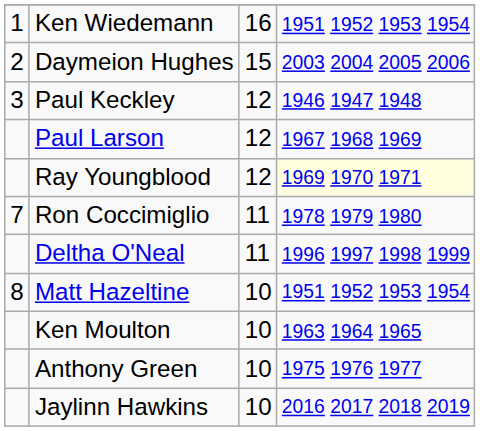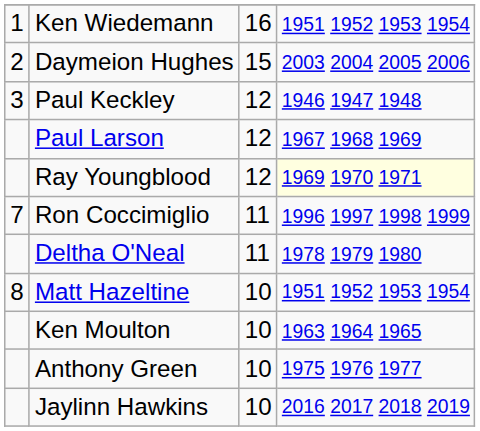(352, 215) 1978 1979 1980 -> (376, 215) 1996 1997 1998 1999
(376, 254) 1996 1997 1998 1999 -> (352, 254) 1978 1979 1980
